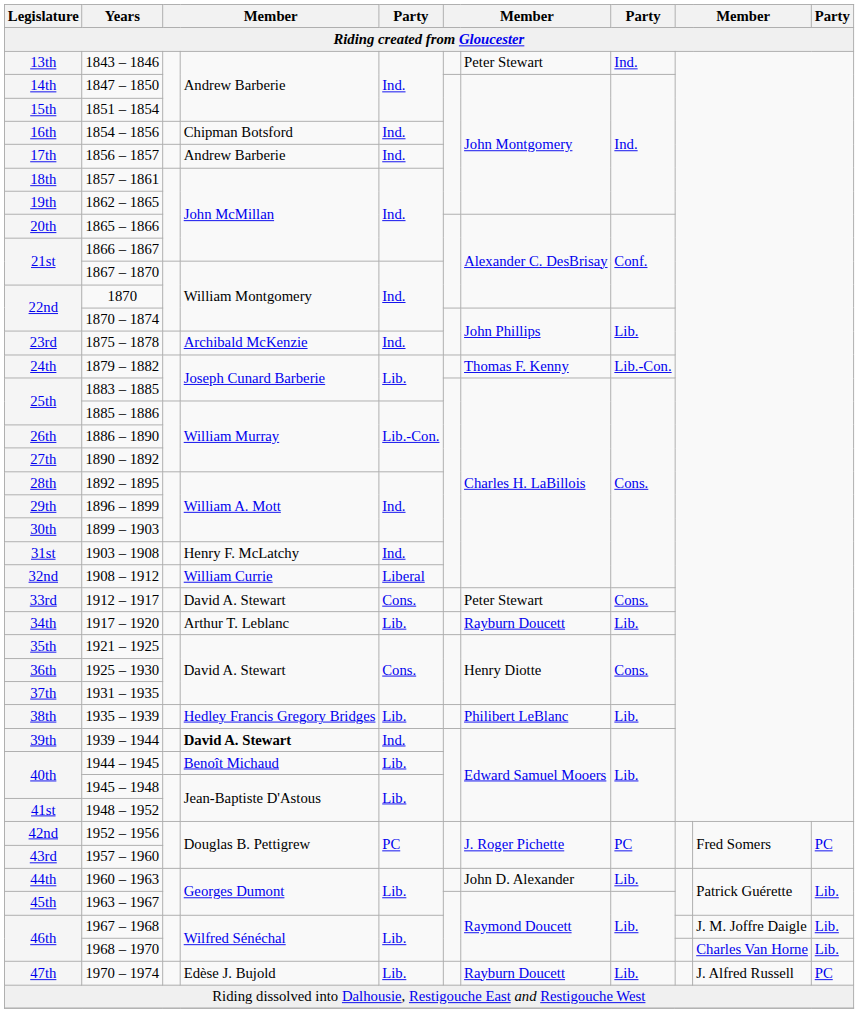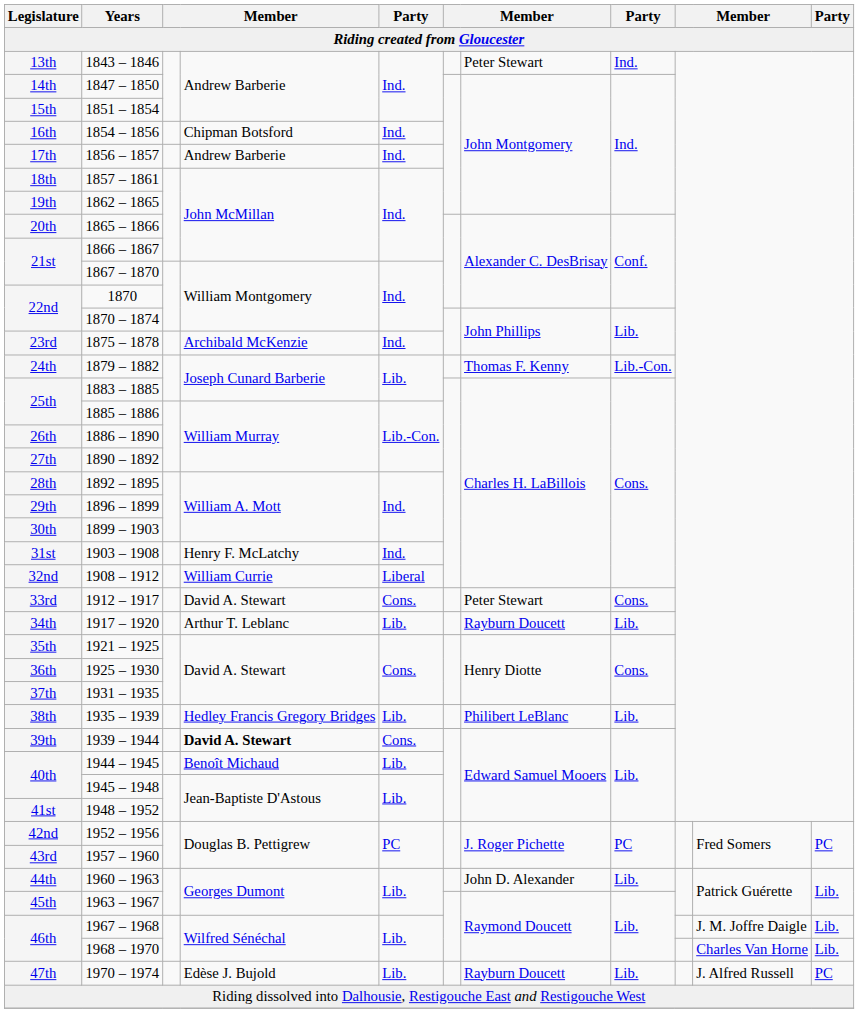(394, 739) Ind. -> (399, 739) Cons.
